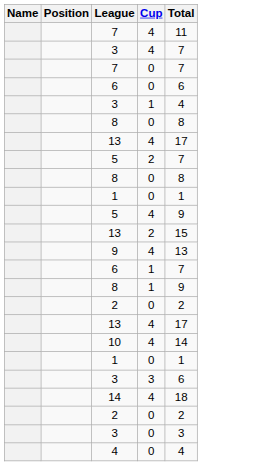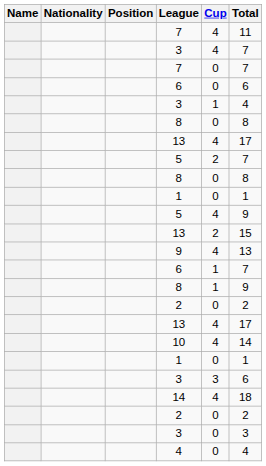+ column: (73, 13)
